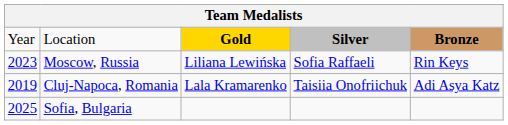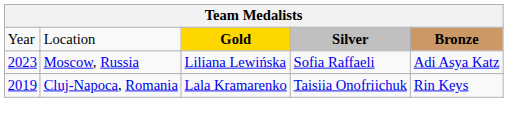(441, 62) Rin Keys -> (457, 62) Adi Asya Katz
(457, 85) Adi Asya Katz -> (441, 85) Rin Keys
- row: (88, 108)
